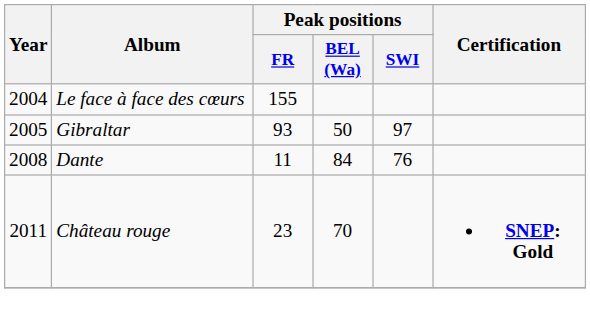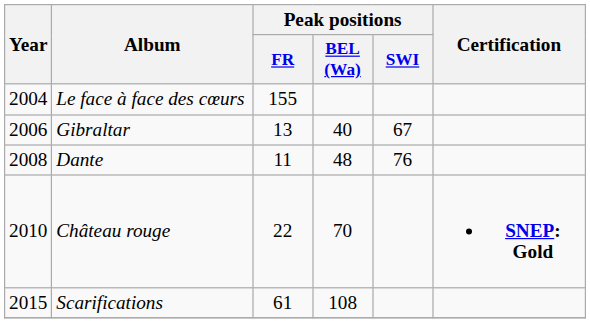(28, 129) 2005 -> (28, 129) 2006
(283, 129) 93 -> (283, 129) 13
(343, 129) 50 -> (343, 129) 40
(403, 129) 97 -> (403, 129) 67
(343, 159) 84 -> (343, 159) 48
(28, 231) 2011 -> (28, 231) 2010
(283, 231) 23 -> (283, 231) 22
+ row: (110, 302)
